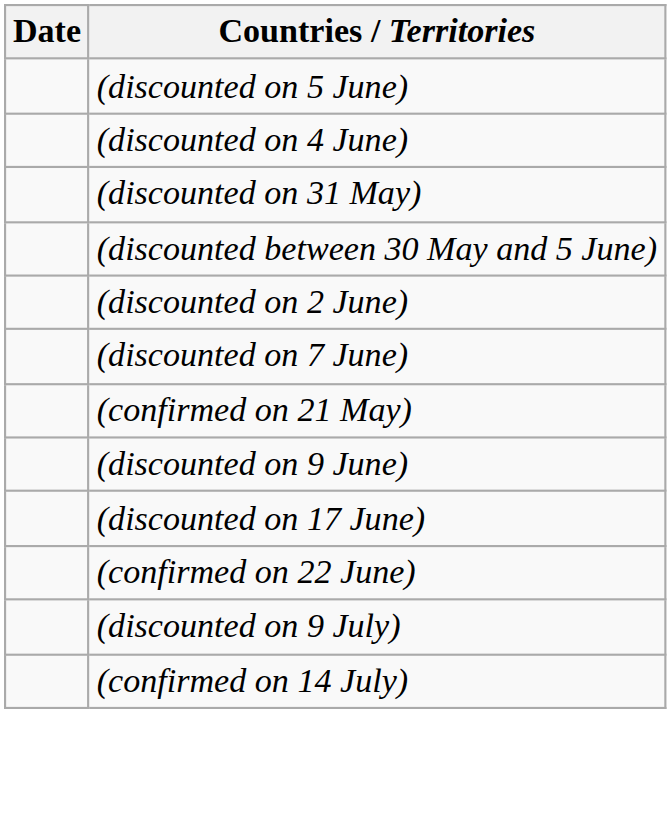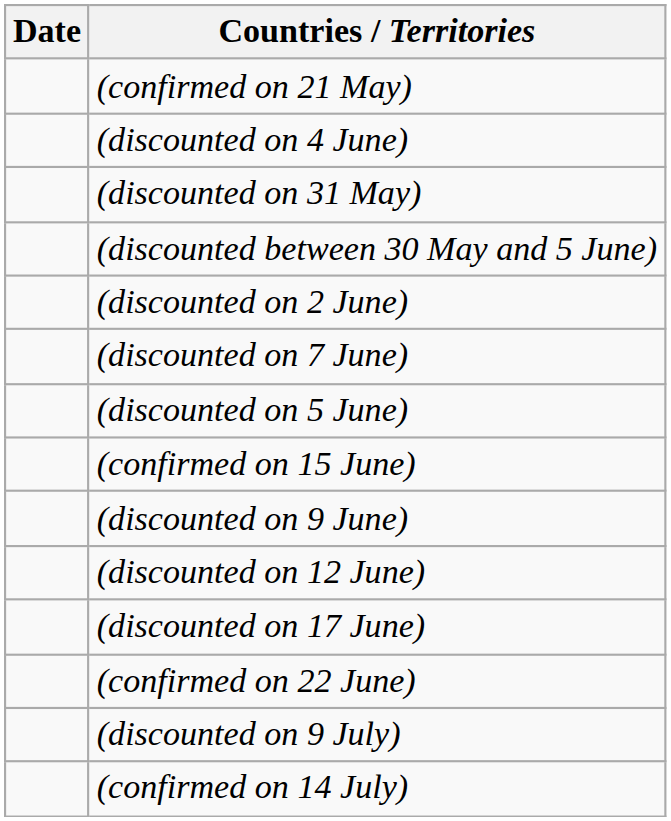rows swapped: (254, 409) <-> (252, 85)
+ row: (256, 463)
+ row: (261, 572)
